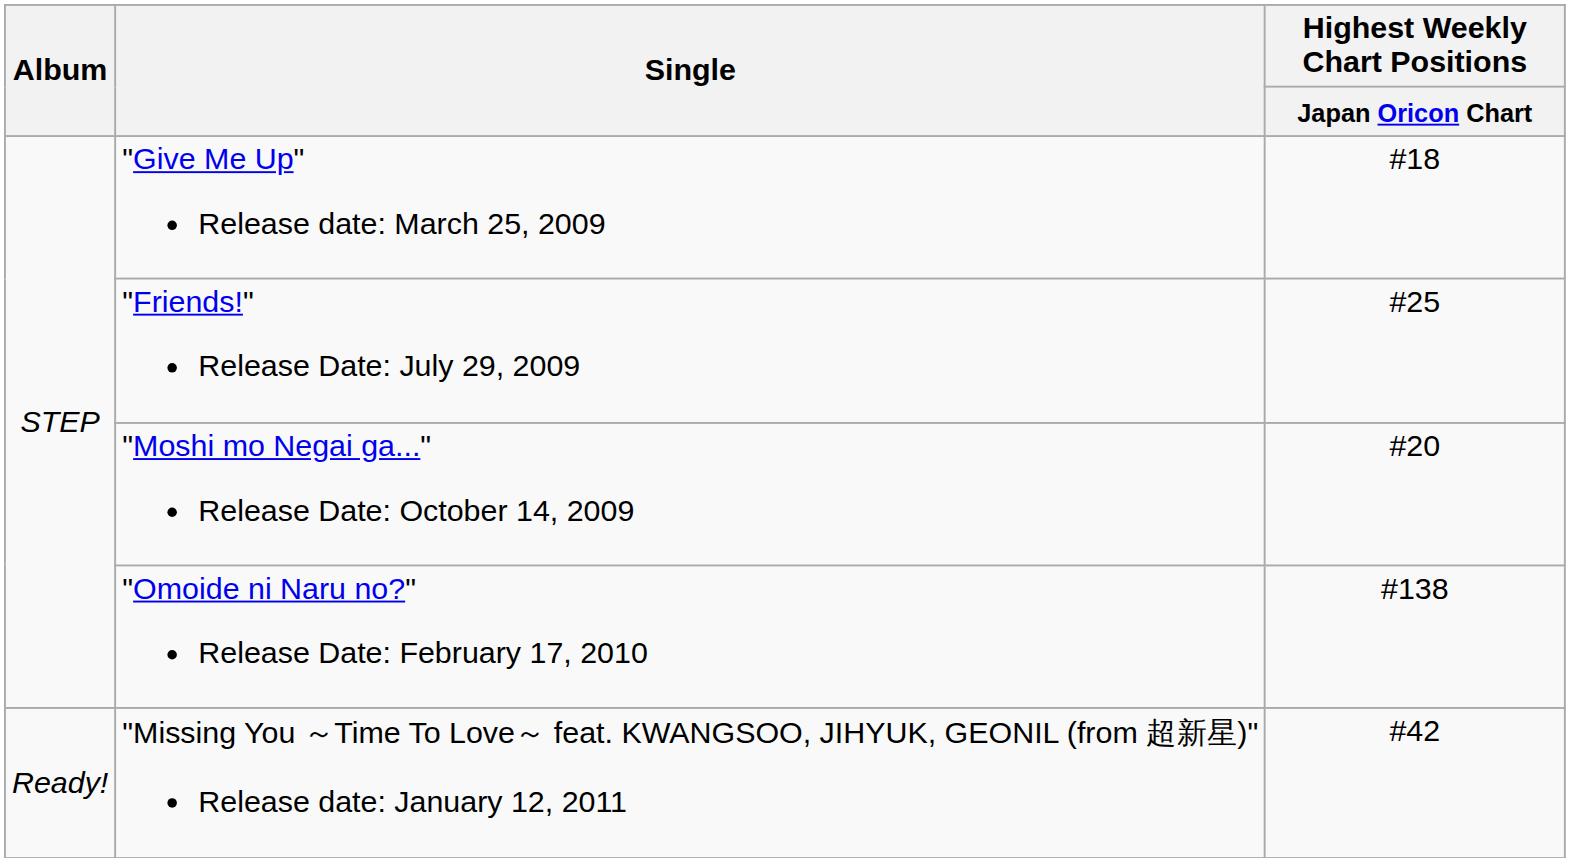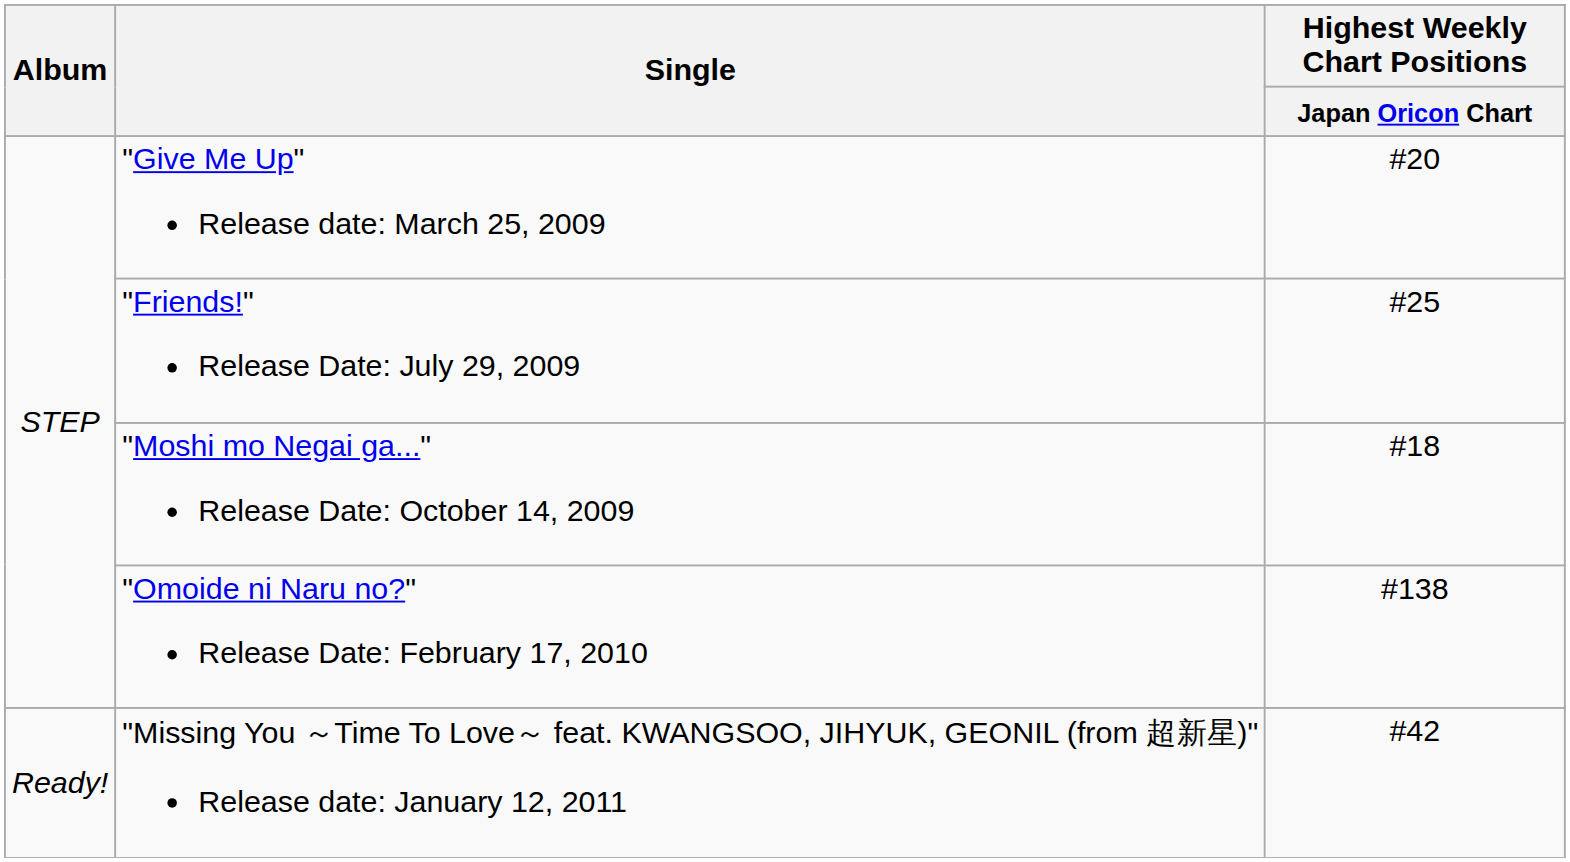(1415, 159) #18 -> (1415, 159) #20
(1415, 445) #20 -> (1415, 445) #18
